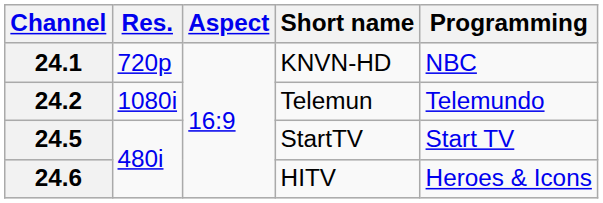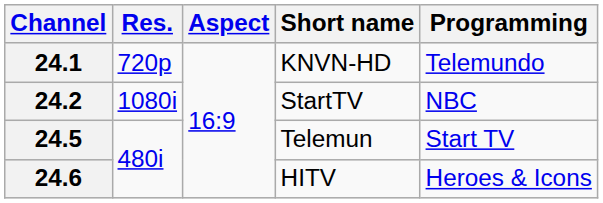(451, 62) NBC -> (485, 62) Telemundo
(327, 100) Telemun -> (322, 100) StartTV
(485, 100) Telemundo -> (451, 100) NBC
(322, 139) StartTV -> (327, 139) Telemun
